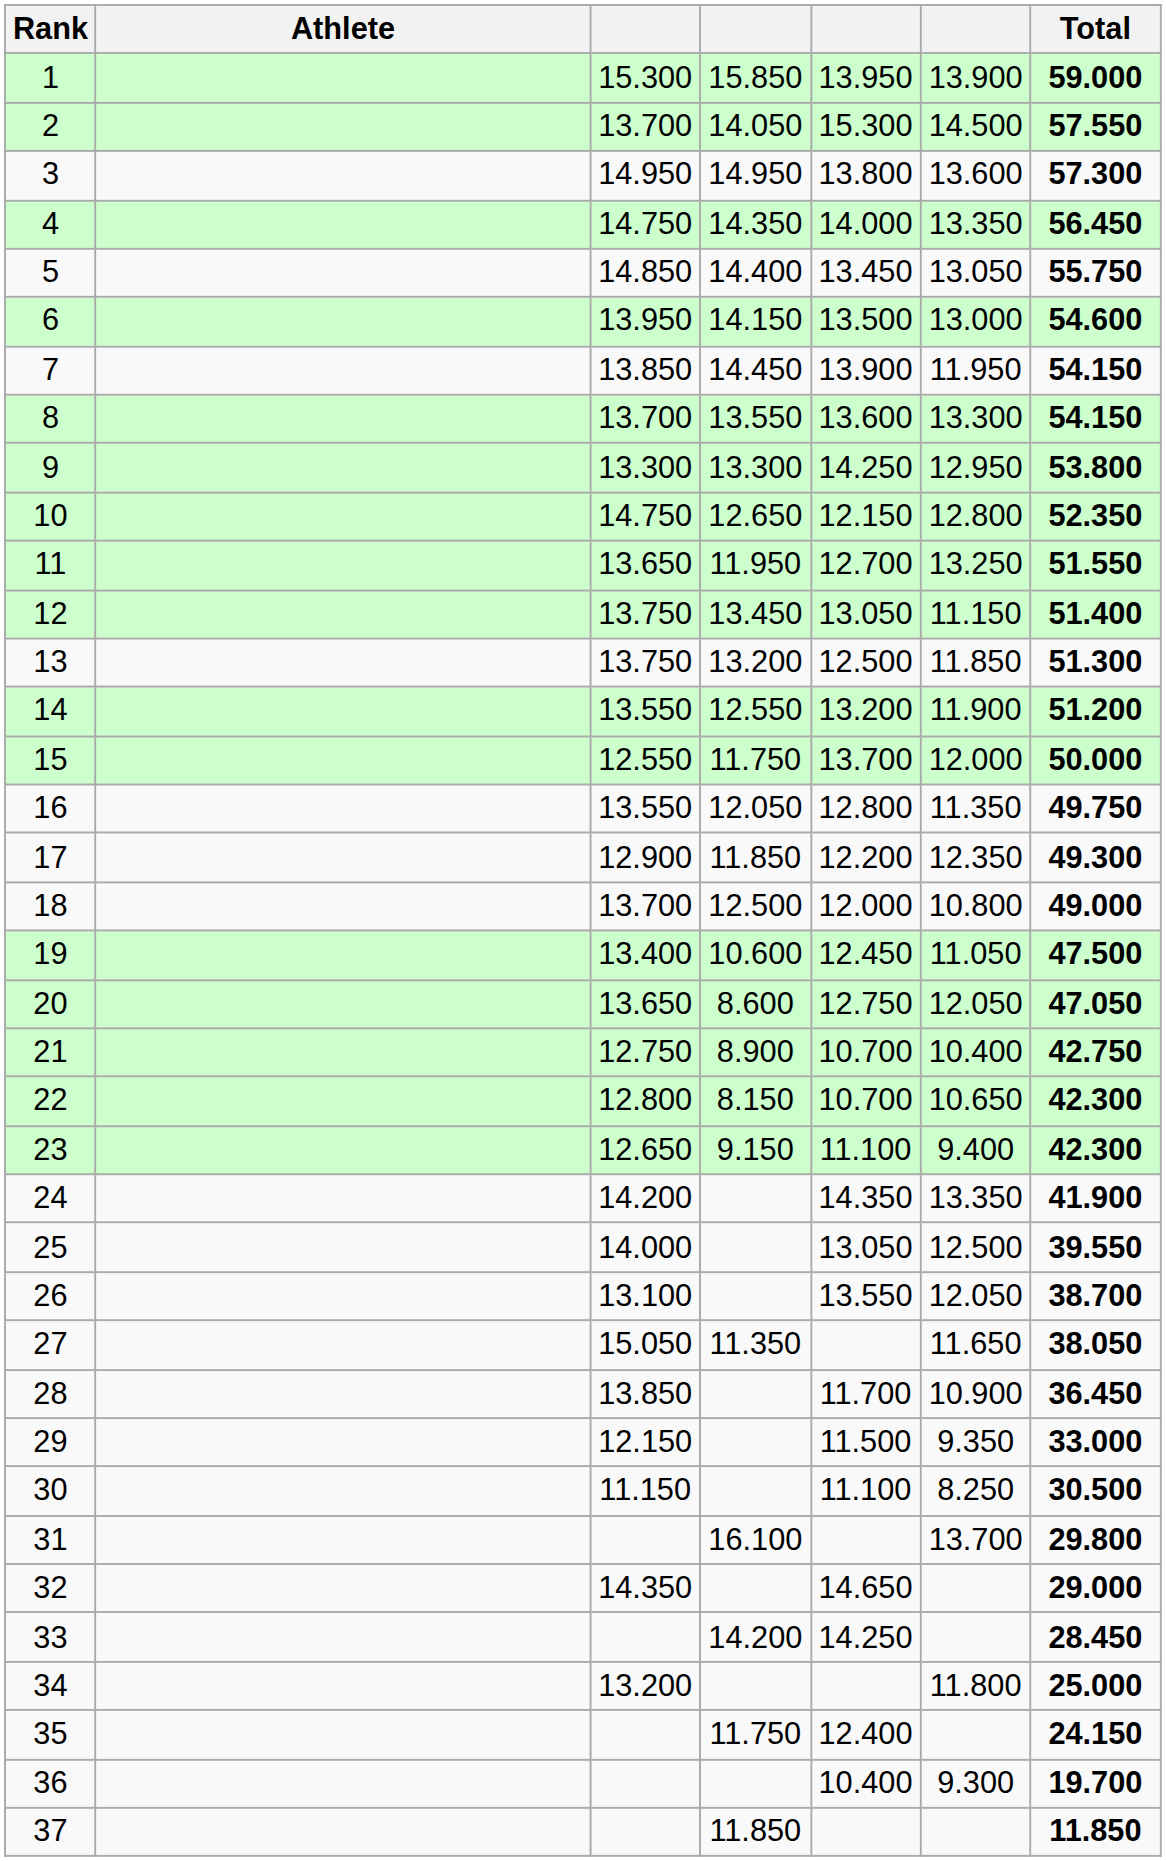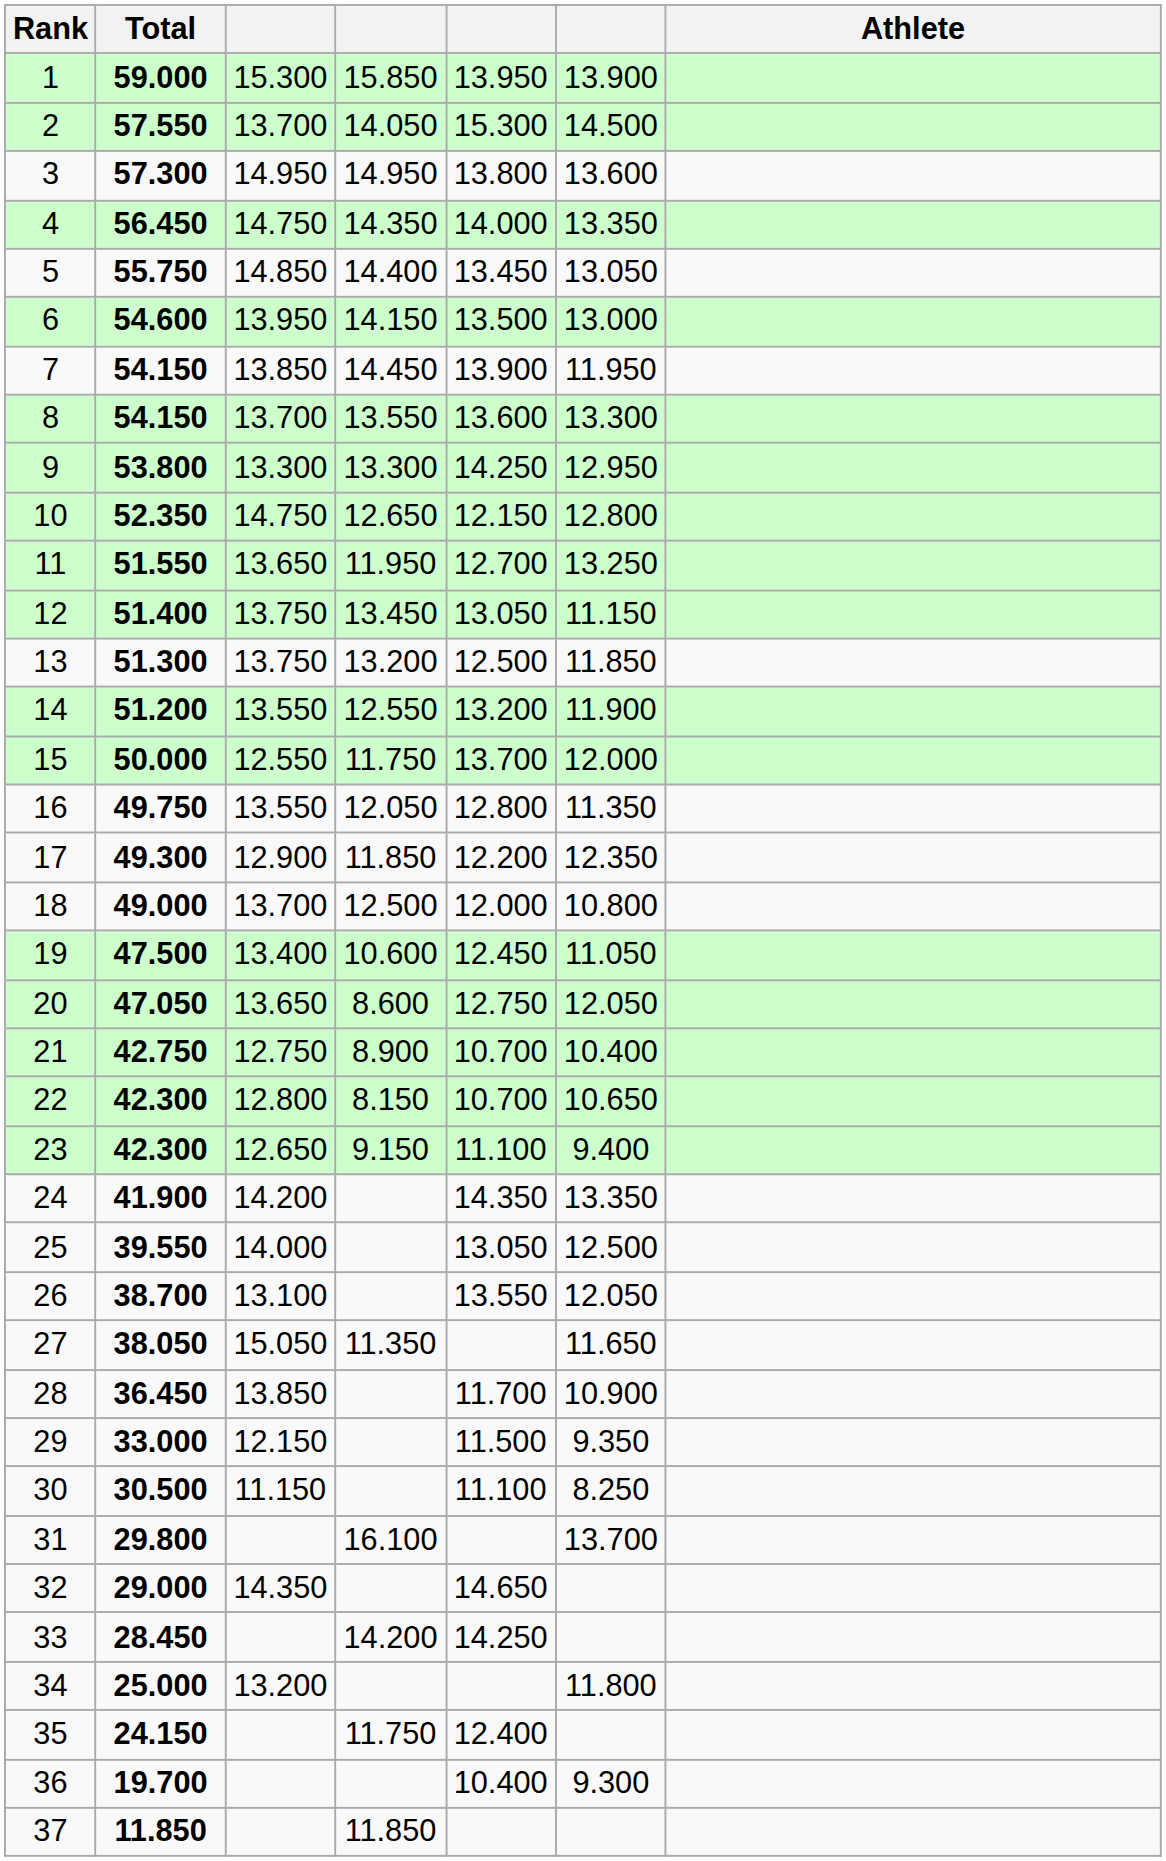columns swapped: (343, 28) <-> (1095, 28)
